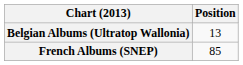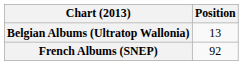(215, 51) 85 -> (215, 51) 92
